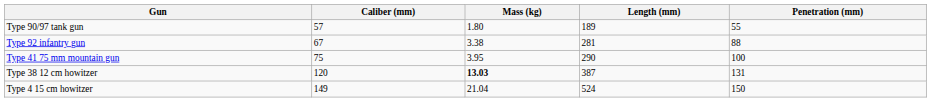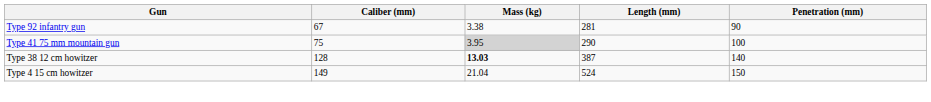- row: (45, 27)
(736, 42) 88 -> (736, 27) 90
(475, 58) no background -> (475, 42) lightgrey background
(321, 73) 120 -> (321, 58) 128
(738, 73) 131 -> (738, 58) 140
